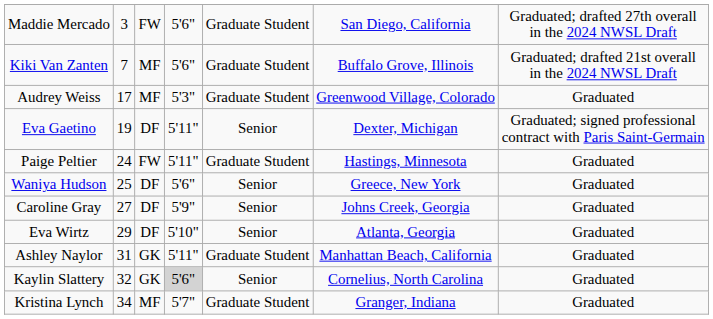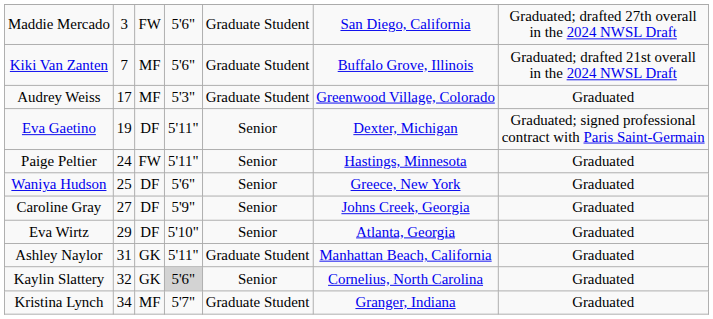(258, 160) Graduate Student -> (258, 160) Senior
